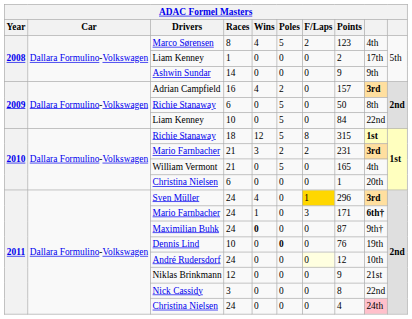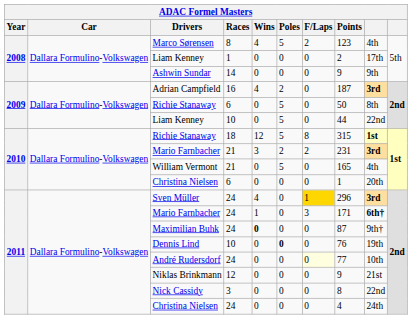(344, 89) 157 -> (344, 89) 187
(342, 120) 84 -> (342, 120) 44
(342, 259) 12 -> (342, 259) 77
(375, 305) pink background -> (375, 305) no background
